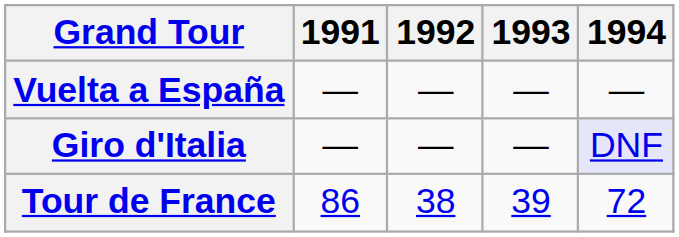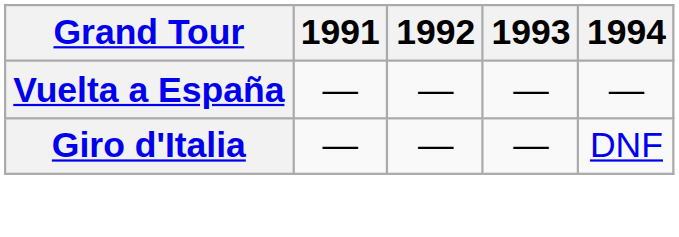(626, 145) lavender background -> (626, 145) no background
- row: (149, 201)
